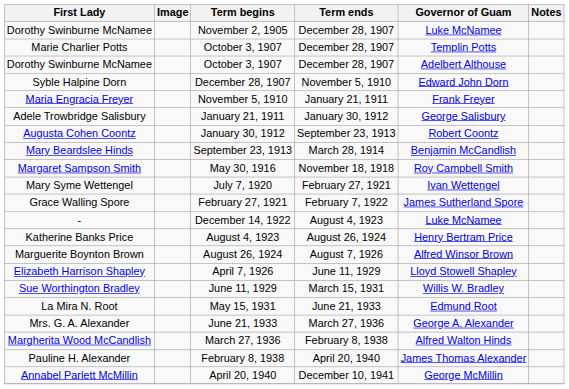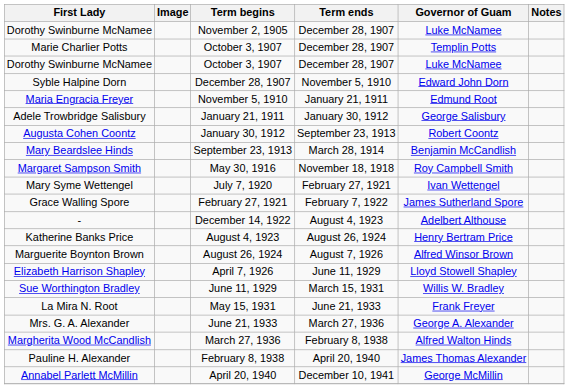(463, 64) Adelbert Althouse -> (463, 64) Luke McNamee
(463, 99) Frank Freyer -> (463, 99) Edmund Root
(463, 220) Luke McNamee -> (463, 220) Adelbert Althouse
(463, 306) Edmund Root -> (463, 306) Frank Freyer
